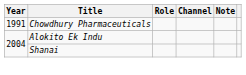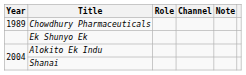(16, 24) 1991 -> (16, 24) 1989
+ row: (59, 37)
